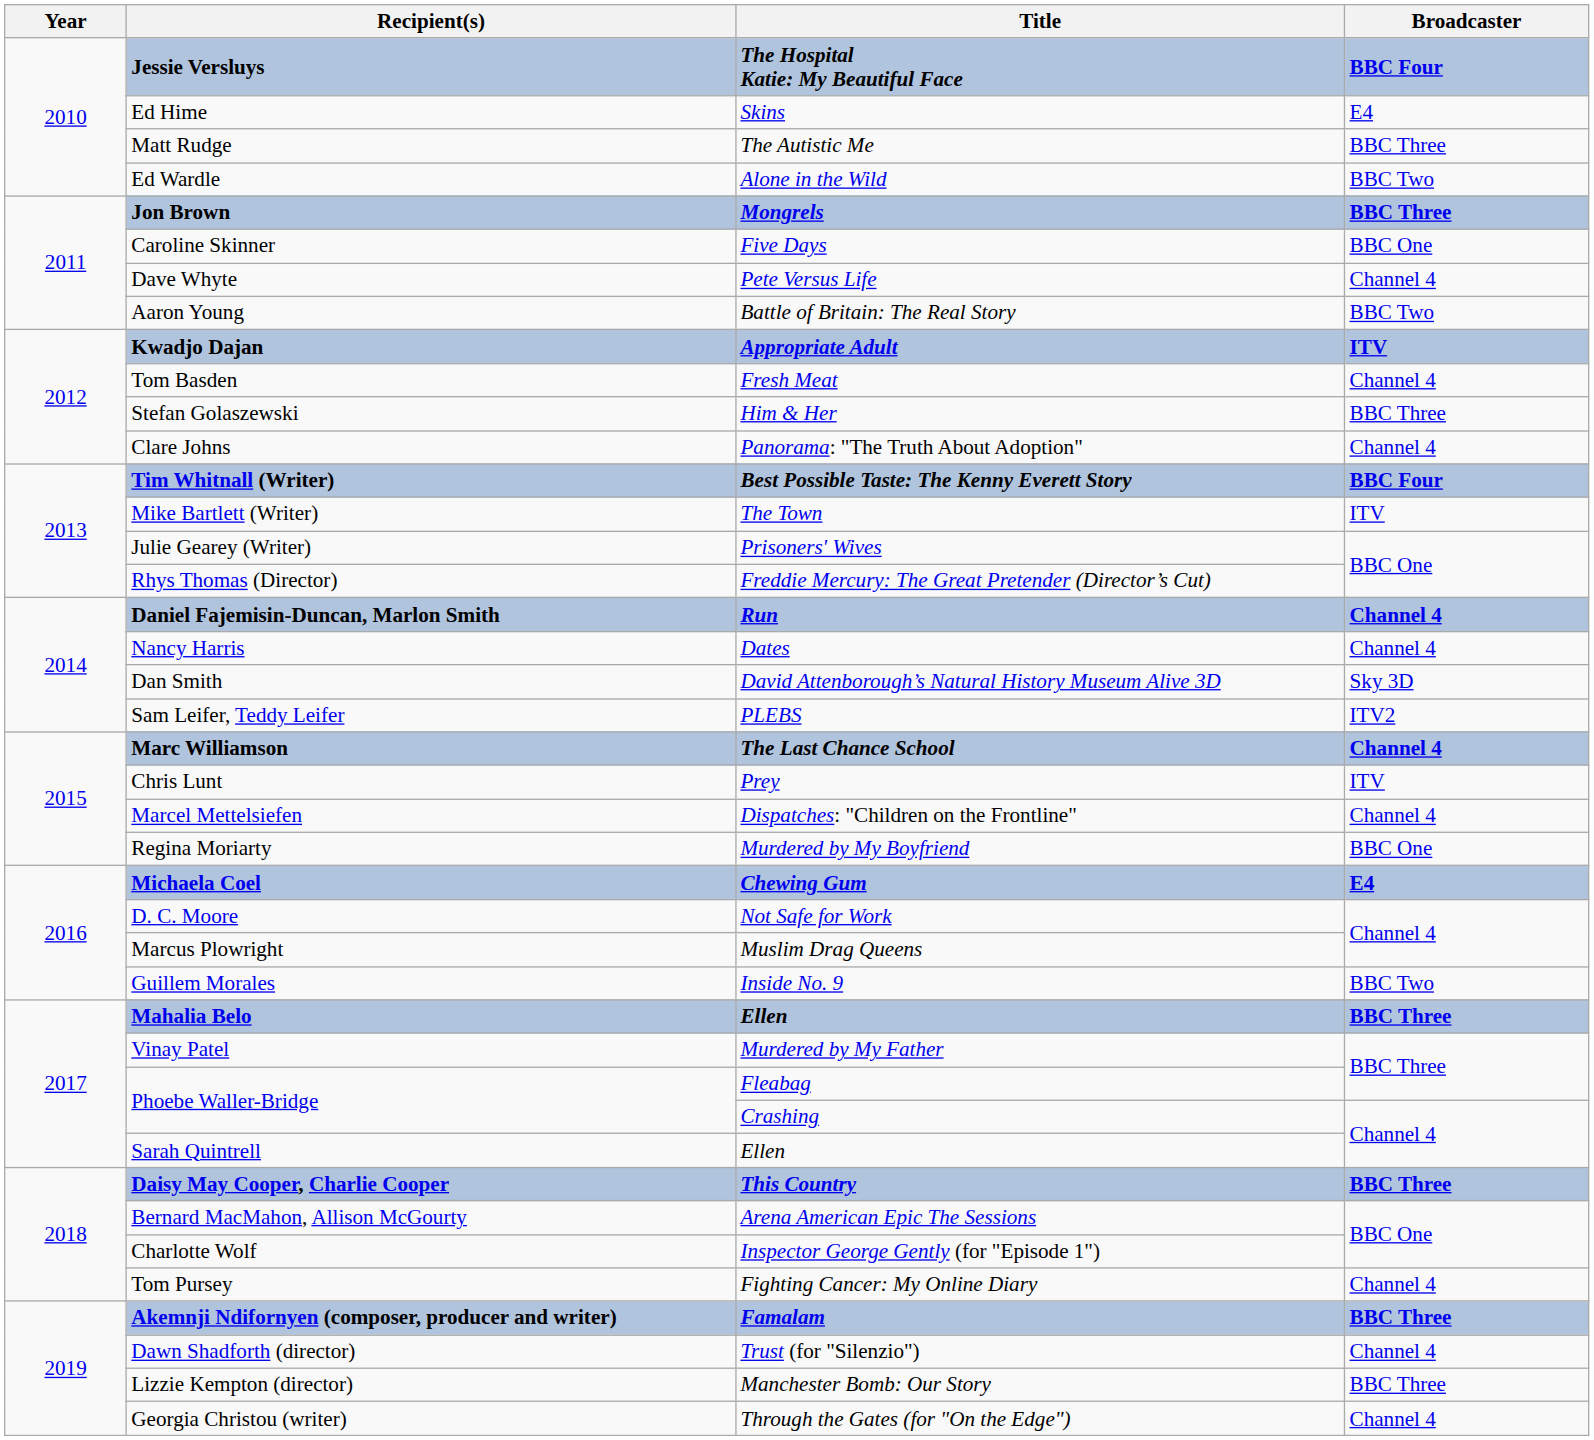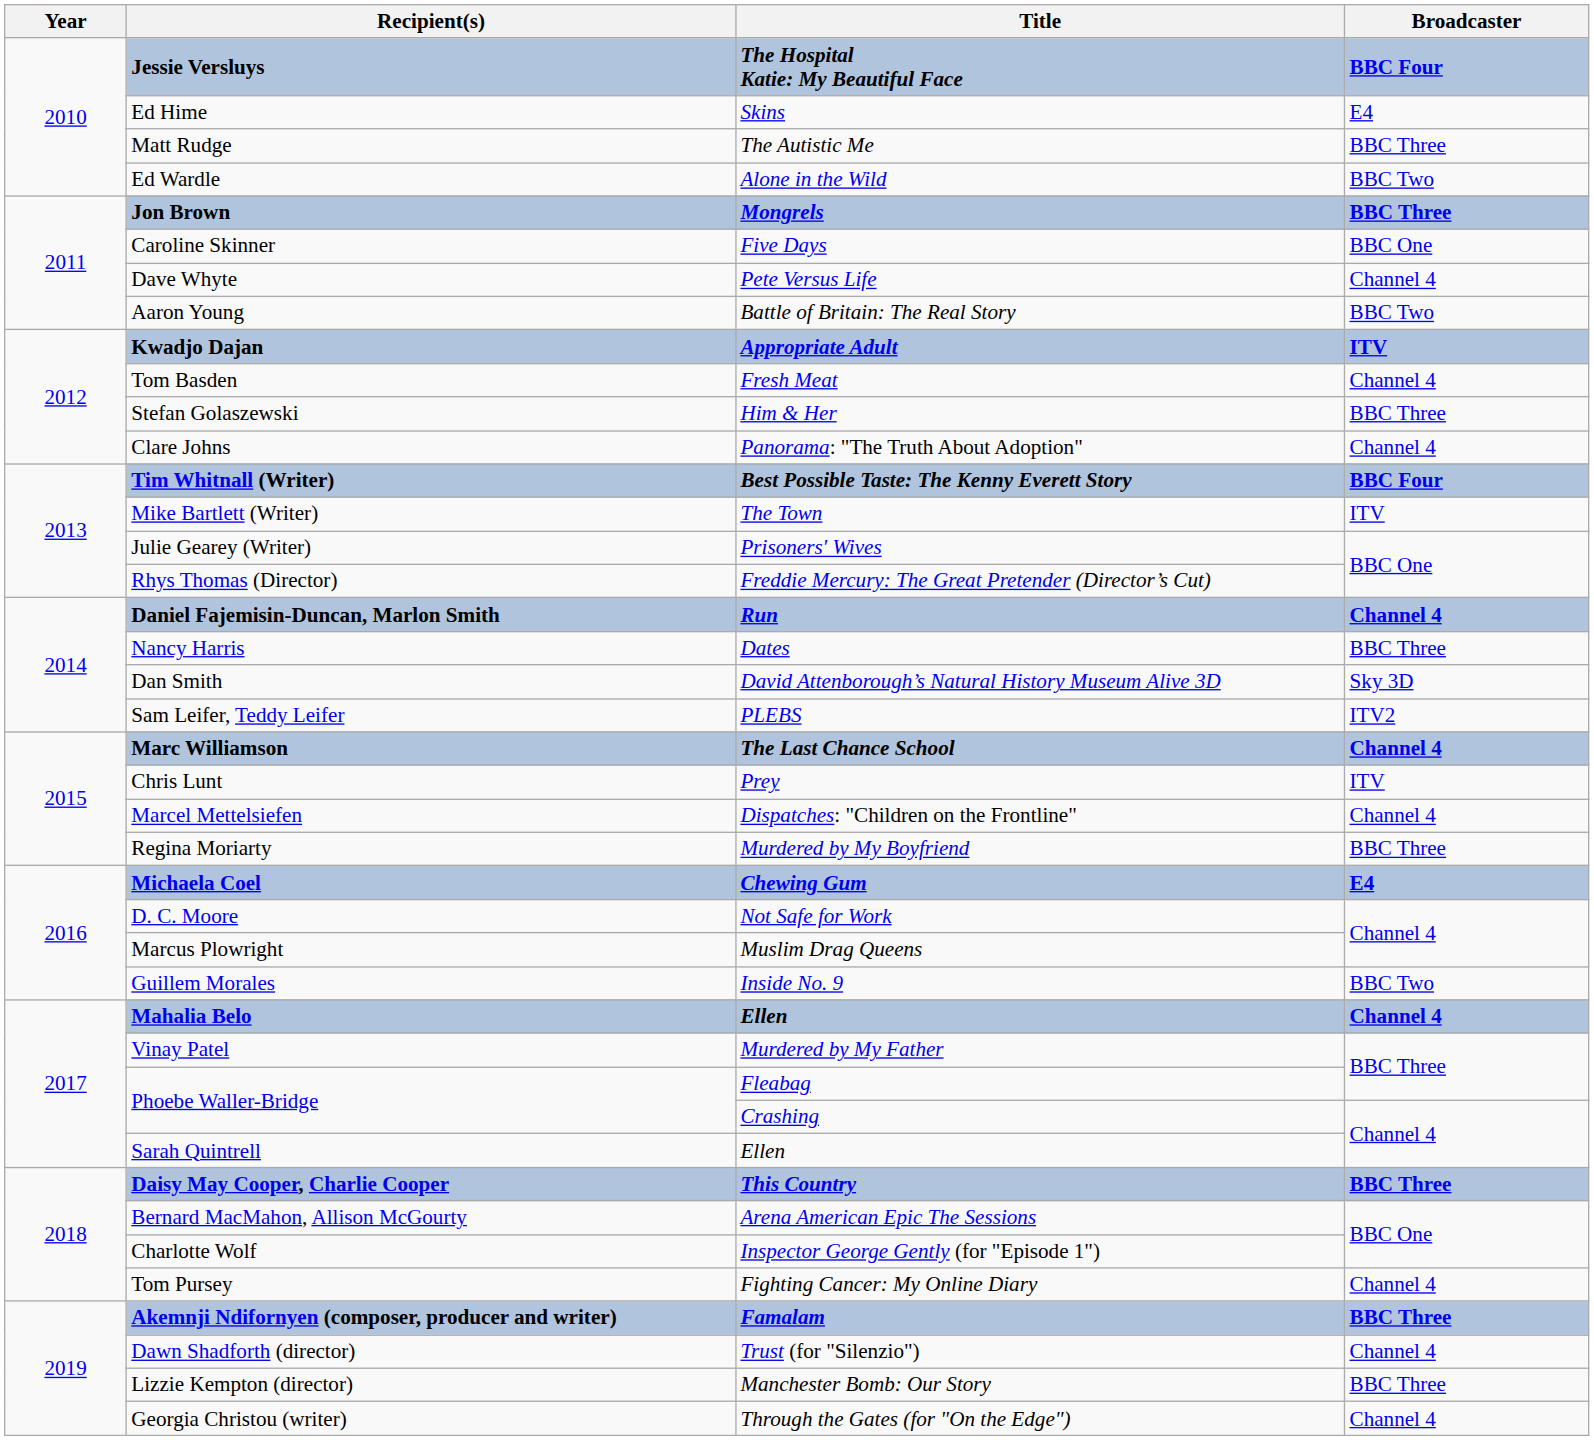(1393, 647) Channel 4 -> (1398, 647) BBC Three
(1391, 848) BBC One -> (1398, 848) BBC Three
(1401, 1016) BBC Three -> (1396, 1016) Channel 4
